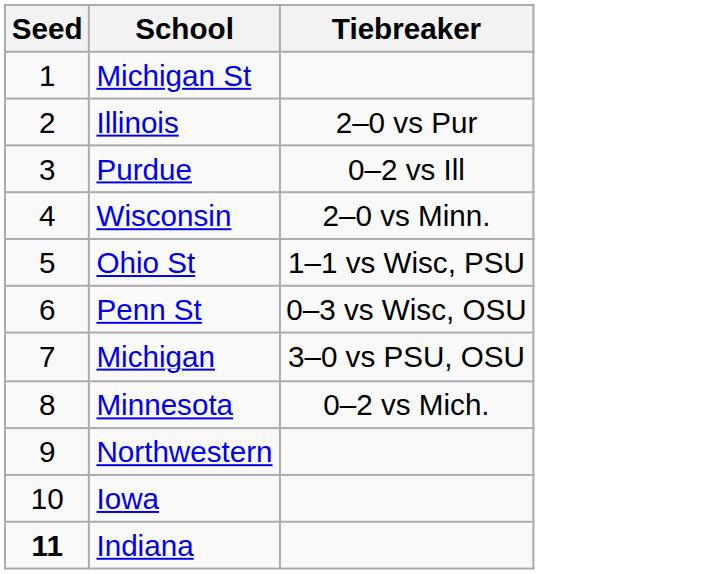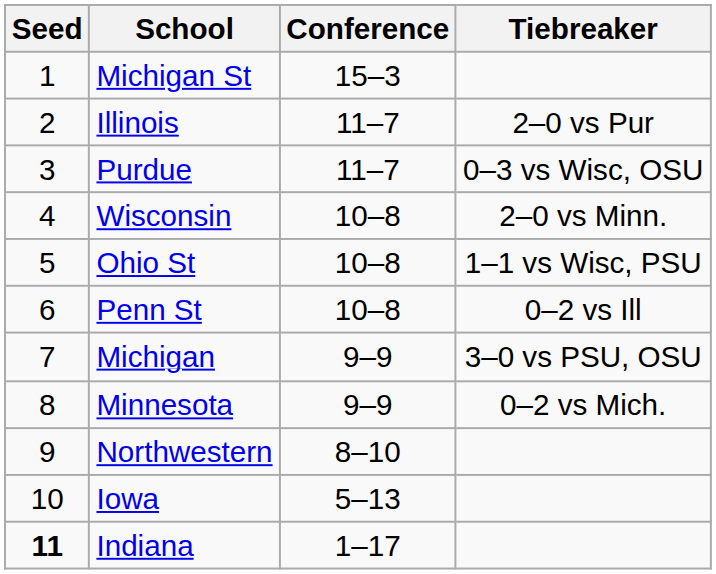+ column: (368, 29)
(406, 169) 0–2 vs Ill -> (583, 169) 0–3 vs Wisc, OSU
(406, 310) 0–3 vs Wisc, OSU -> (583, 310) 0–2 vs Ill
